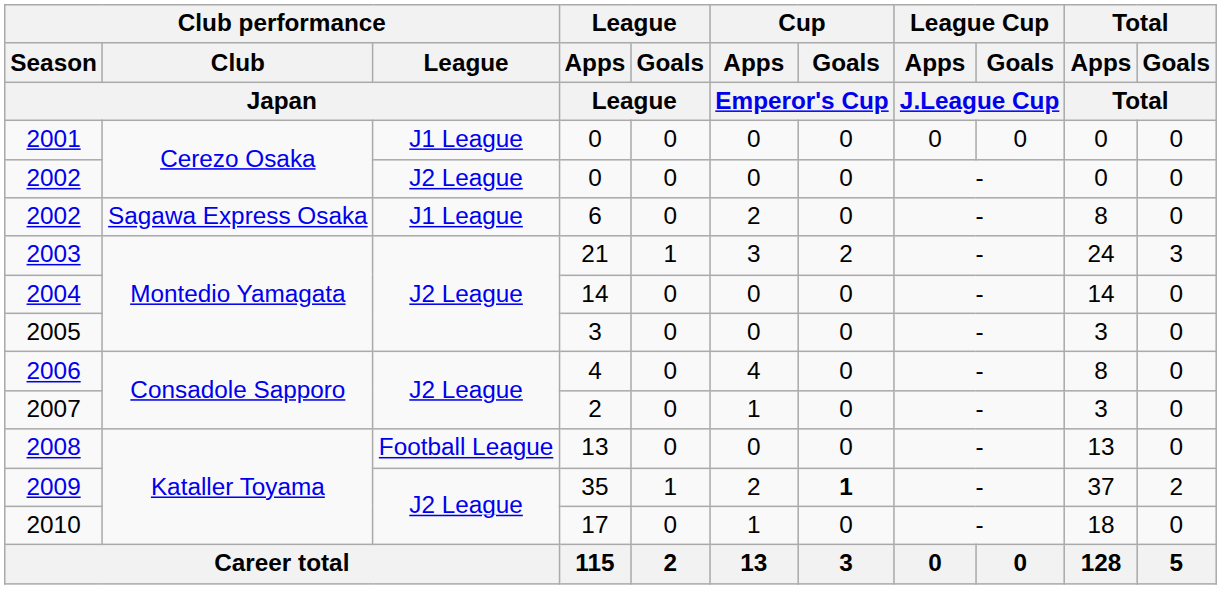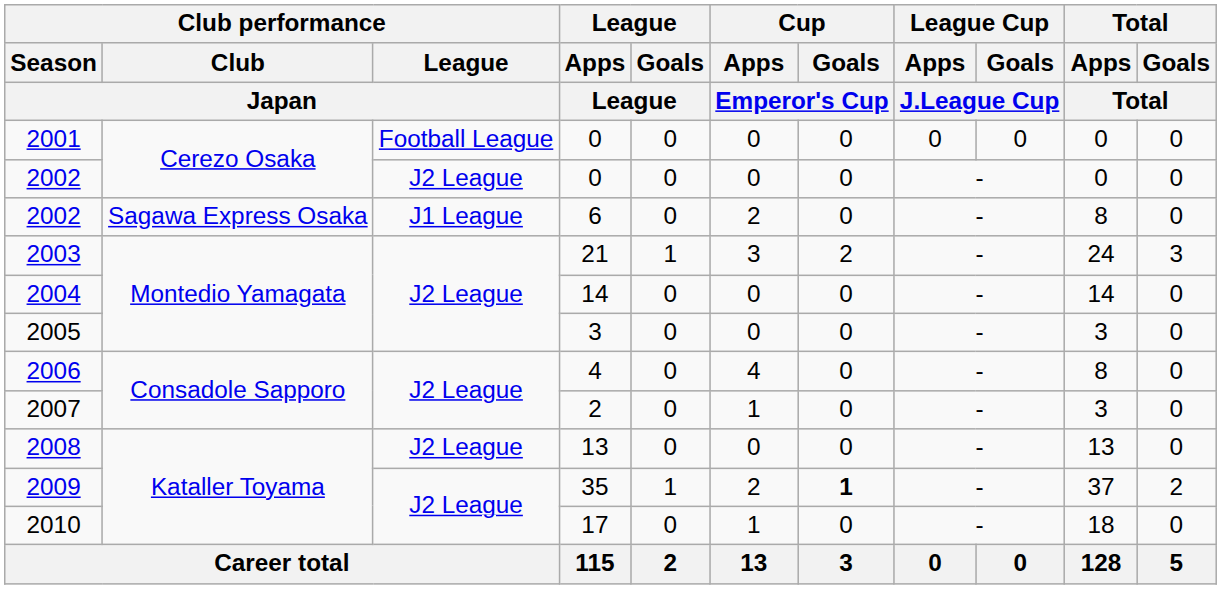(466, 139) J1 League -> (466, 139) Football League
(466, 448) Football League -> (466, 448) J2 League
